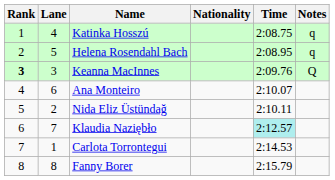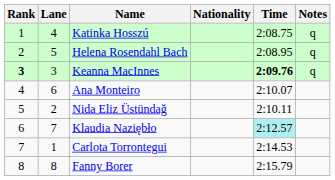(274, 71) normal -> (274, 71) bold
(312, 71) Q -> (313, 71) q
